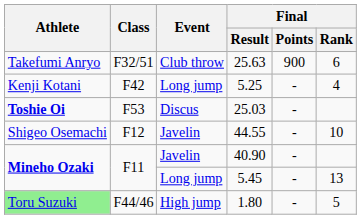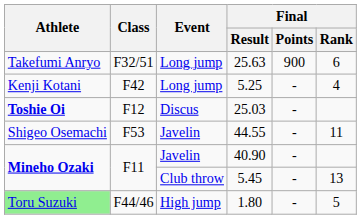(192, 63) Club throw -> (191, 63) Long jump
(133, 109) F53 -> (133, 109) F12
(133, 132) F12 -> (133, 132) F53
(336, 132) 10 -> (336, 132) 11
(191, 179) Long jump -> (192, 179) Club throw
